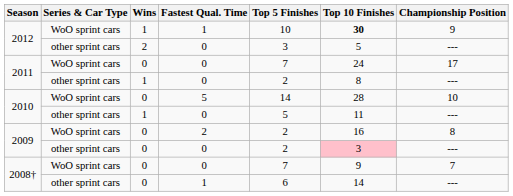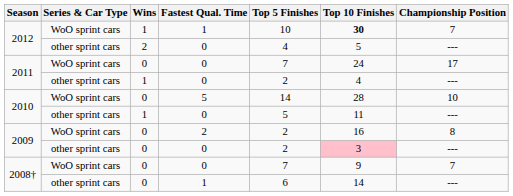(453, 30) 9 -> (453, 30) 7
(285, 47) 3 -> (285, 47) 4
(359, 81) 8 -> (359, 81) 4
